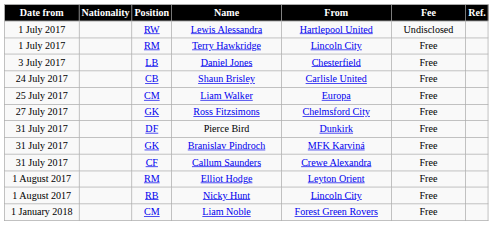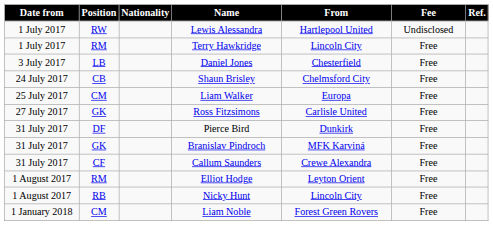columns swapped: (152, 13) <-> (106, 13)
(336, 79) Carlisle United -> (336, 79) Chelmsford City
(336, 112) Chelmsford City -> (336, 112) Carlisle United
